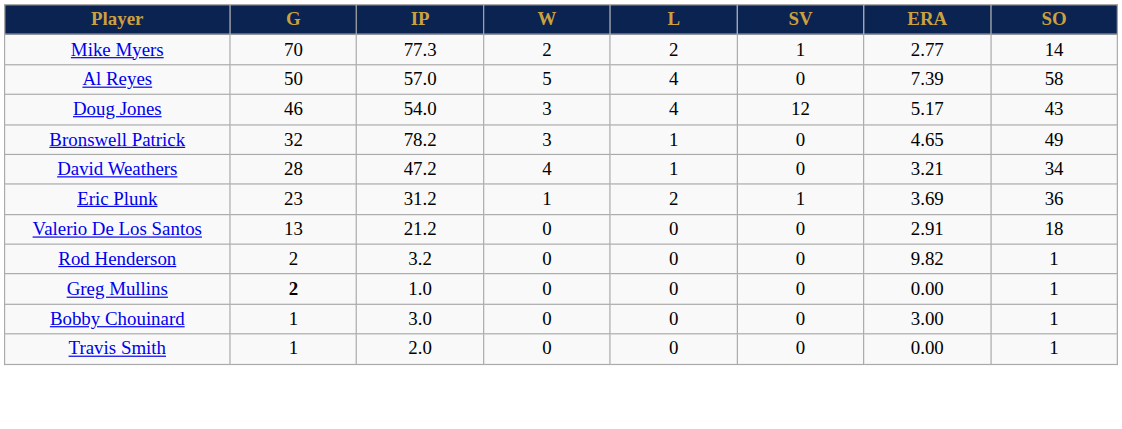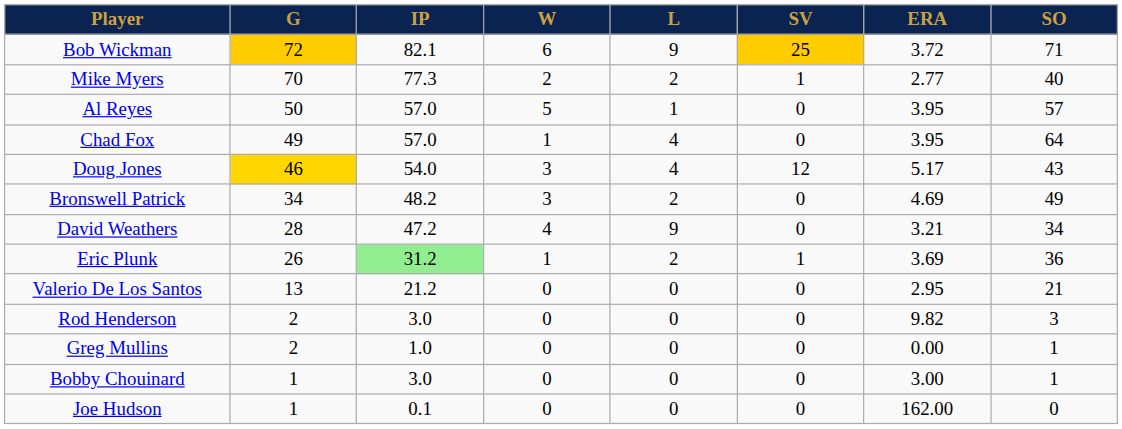+ row: (117, 49)
(1054, 49) 14 -> (1054, 79) 40
(674, 79) 4 -> (674, 109) 1
(927, 79) 7.39 -> (927, 109) 3.95
(1054, 79) 58 -> (1054, 109) 57
+ row: (117, 139)
(293, 109) no background -> (293, 169) gold background
(293, 139) 32 -> (293, 199) 34
(420, 139) 78.2 -> (420, 199) 48.2
(674, 139) 1 -> (674, 199) 2
(927, 139) 4.65 -> (927, 199) 4.69
(674, 169) 1 -> (674, 229) 9
(293, 199) 23 -> (293, 259) 26
(420, 199) no background -> (420, 259) lightgreen background
(927, 229) 2.91 -> (927, 288) 2.95
(1054, 229) 18 -> (1054, 288) 21
(420, 259) 3.2 -> (420, 318) 3.0
(1054, 259) 1 -> (1054, 318) 3
(293, 288) bold -> (293, 348) normal
- row: (117, 348)
+ row: (117, 408)
